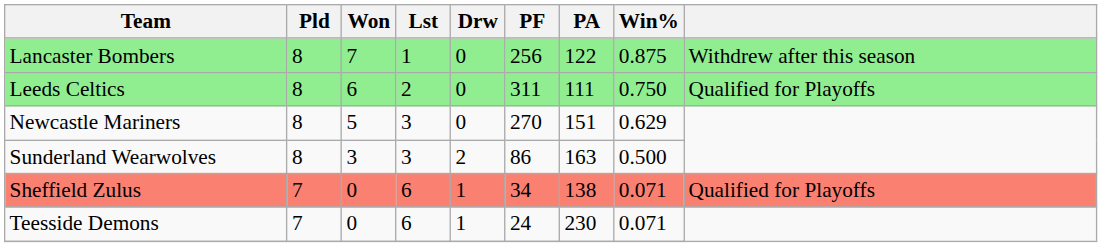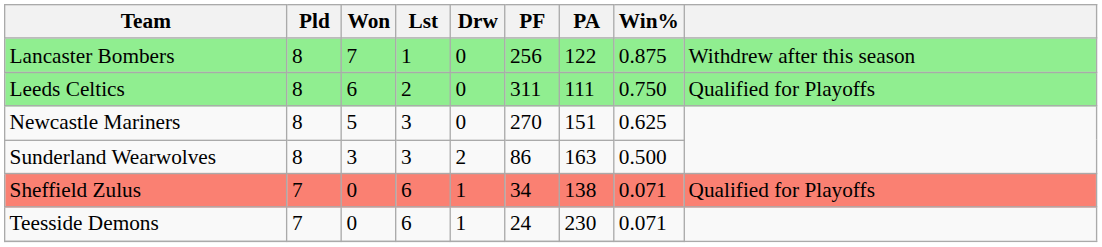(643, 122) 0.629 -> (643, 122) 0.625
